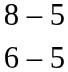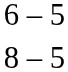rows swapped: (34, 57) <-> (34, 15)
